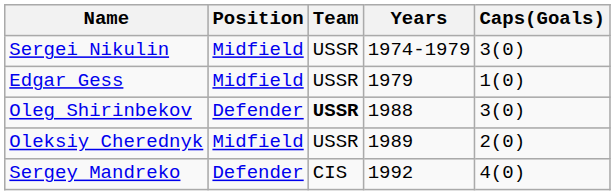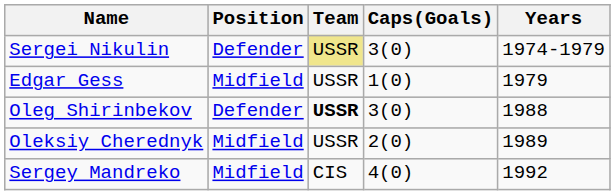columns swapped: (542, 20) <-> (419, 20)
(258, 51) Midfield -> (258, 51) Defender
(336, 51) no background -> (336, 51) khaki background
(258, 174) Defender -> (258, 174) Midfield
